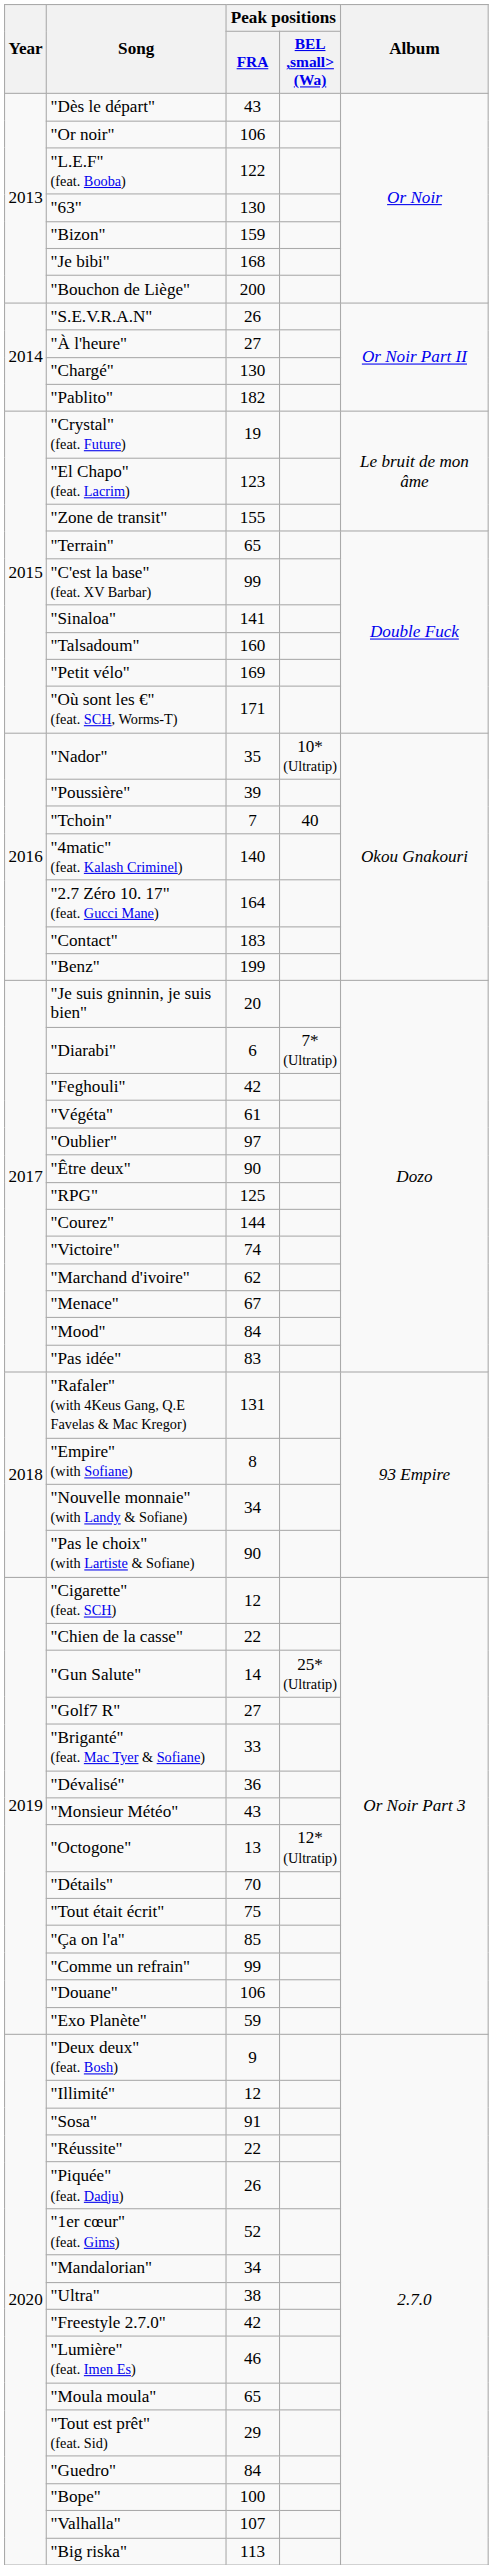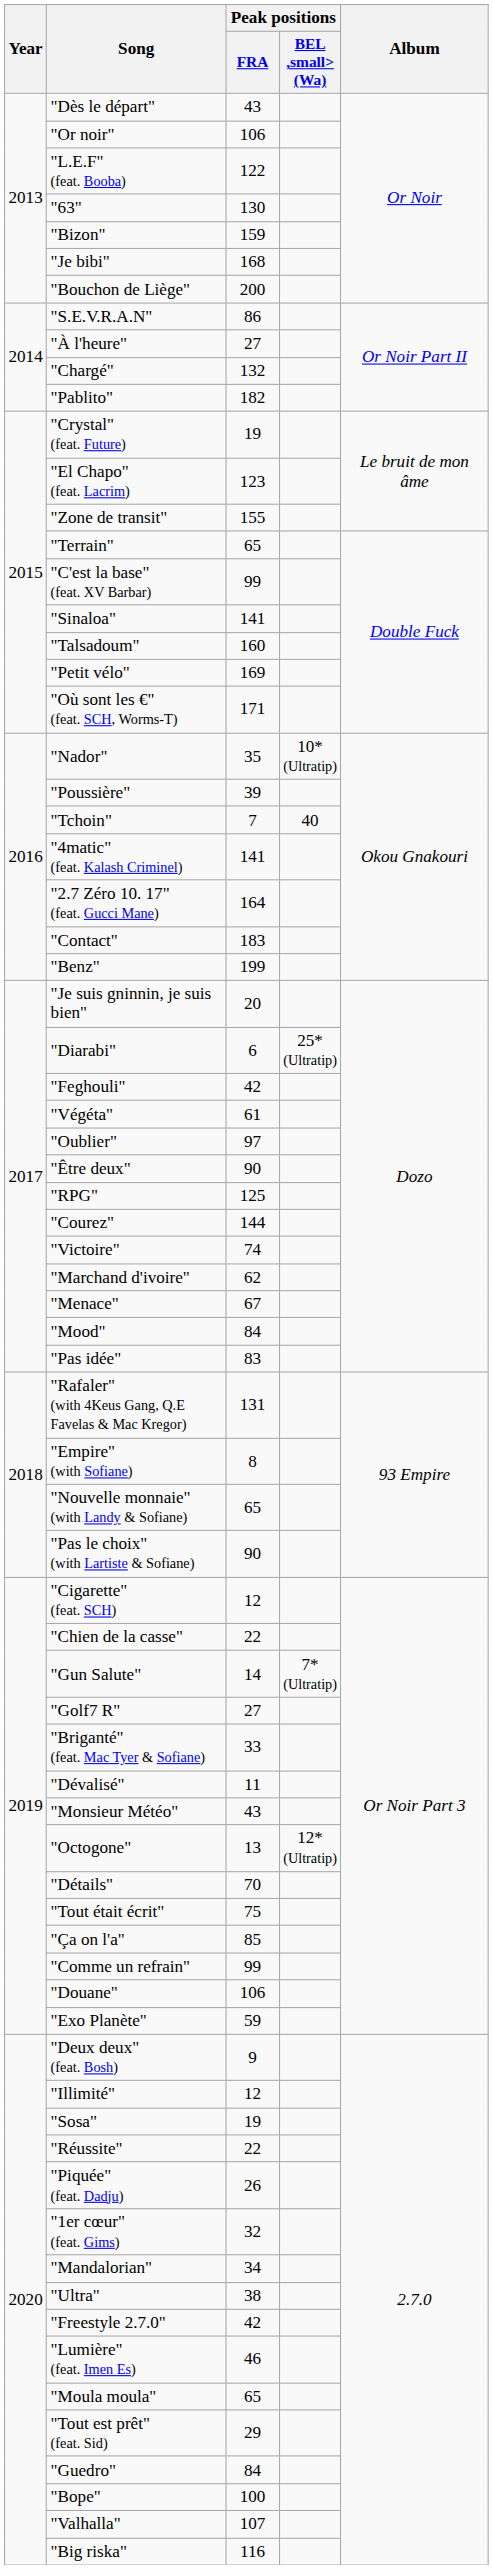(252, 316) 26 -> (252, 316) 86
(252, 370) 130 -> (252, 370) 132
(252, 856) 140 -> (252, 856) 141
(310, 1050) 7*(Ultratip) -> (310, 1050) 25*(Ultratip)
(252, 1507) 34 -> (252, 1507) 65
(310, 1673) 25*(Ultratip) -> (310, 1673) 7*(Ultratip)
(252, 1784) 36 -> (252, 1784) 11
(252, 2121) 91 -> (252, 2121) 19
(252, 2231) 52 -> (252, 2231) 32
(252, 2551) 113 -> (252, 2551) 116
